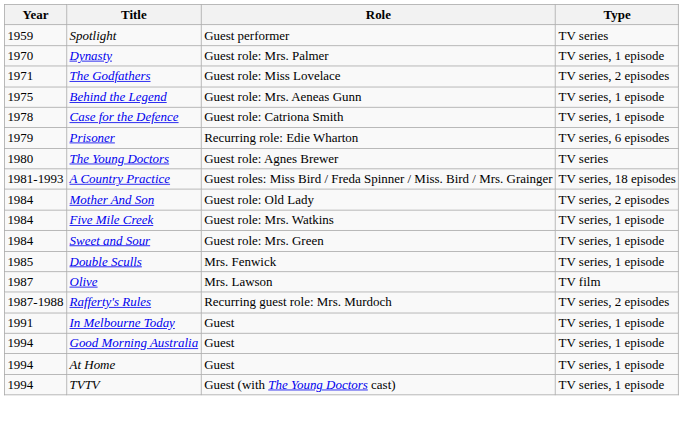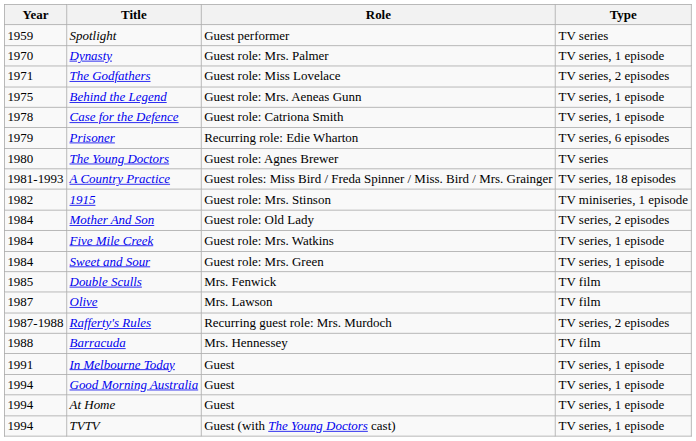+ row: (82, 199)
(611, 261) TV series, 1 episode -> (580, 281) TV film
+ row: (98, 343)
